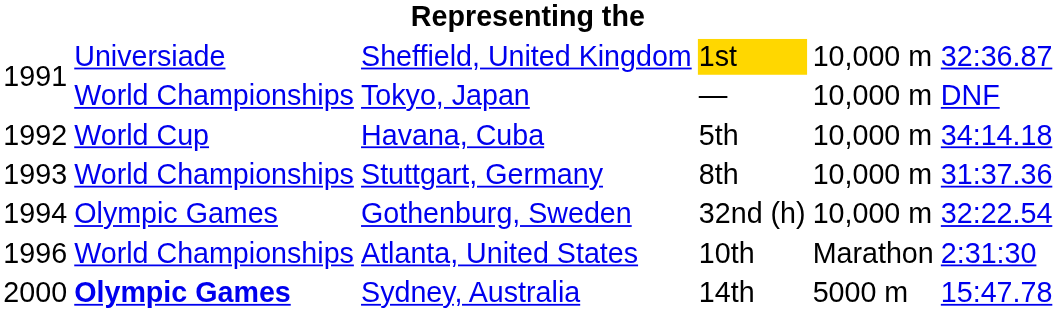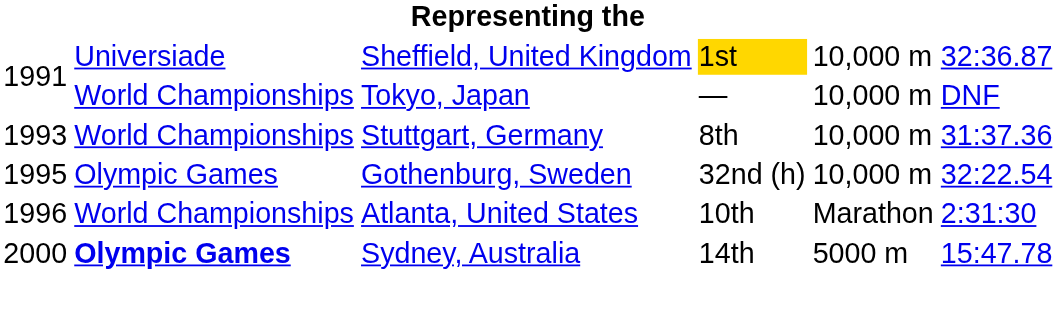- row: (453, 135)
(35, 213) 1994 -> (35, 174) 1995
